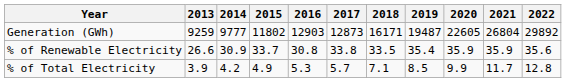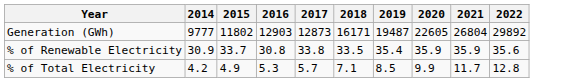- column: (201, 14)
